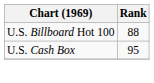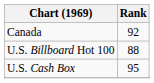+ row: (24, 31)
